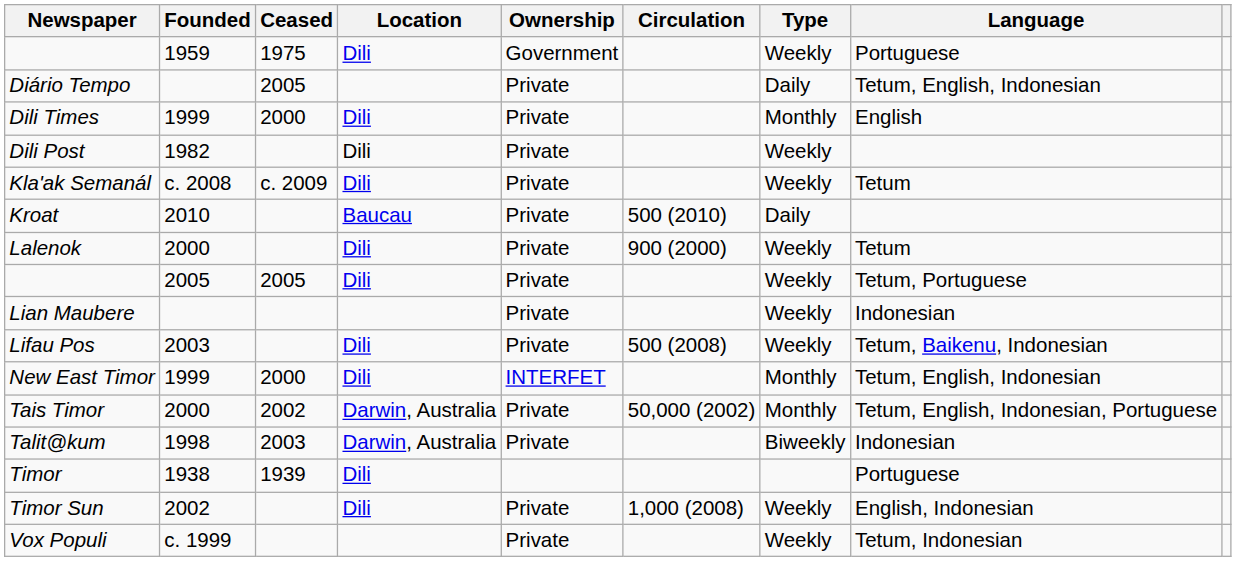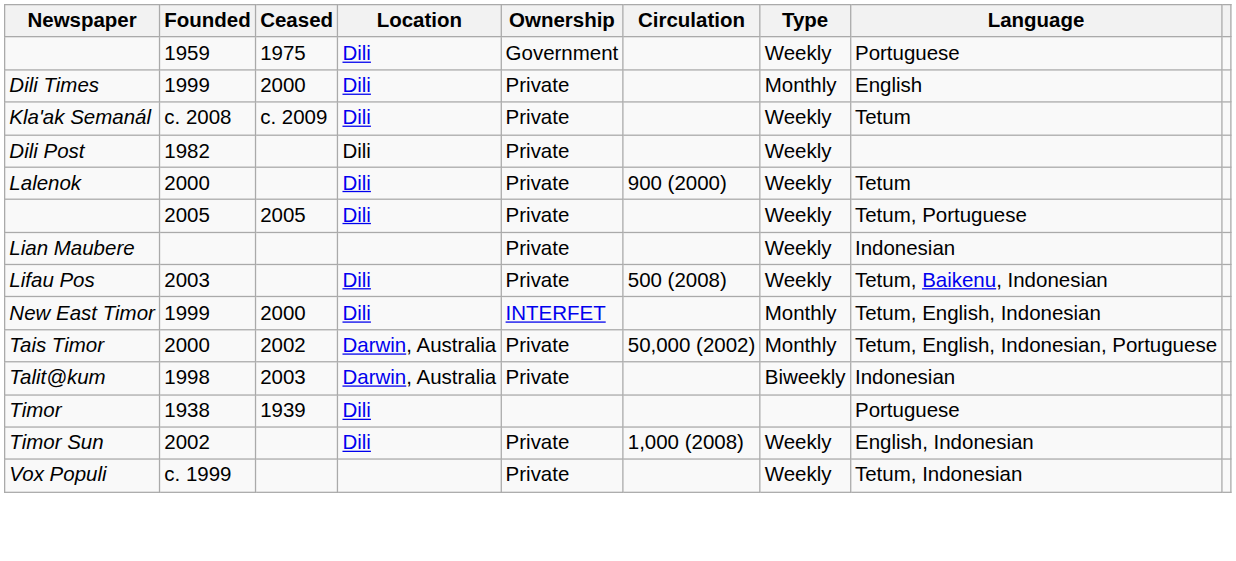- row: (70, 85)
rows swapped: (47, 150) <-> (80, 183)
- row: (34, 215)
